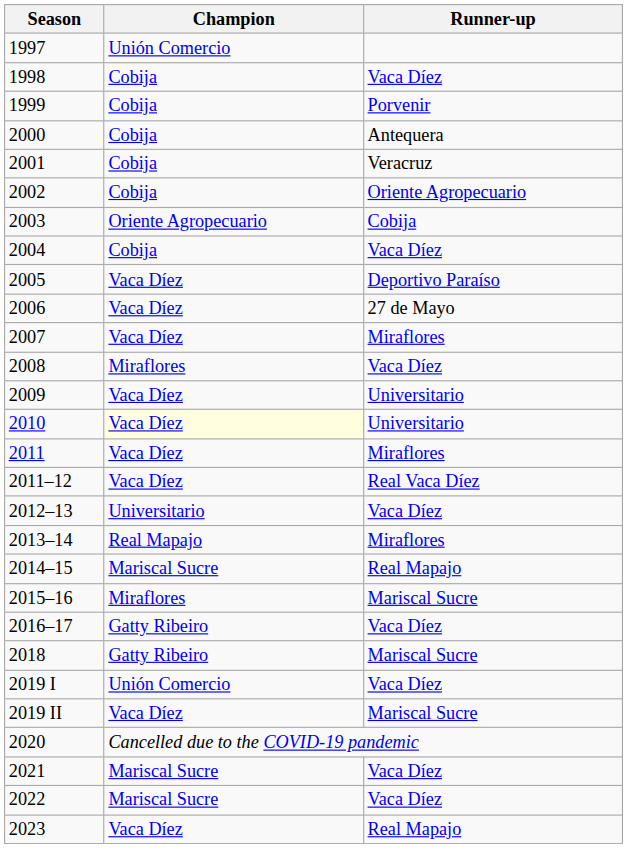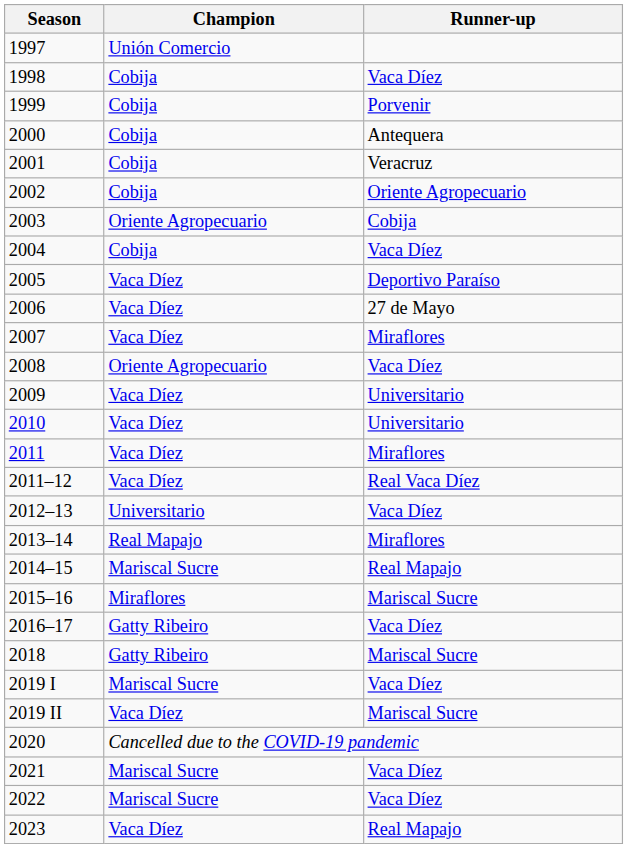(147, 366) Miraflores -> (188, 366) Oriente Agropecuario
(146, 423) lightyellow background -> (146, 423) no background
(169, 684) Unión Comercio -> (163, 684) Mariscal Sucre
